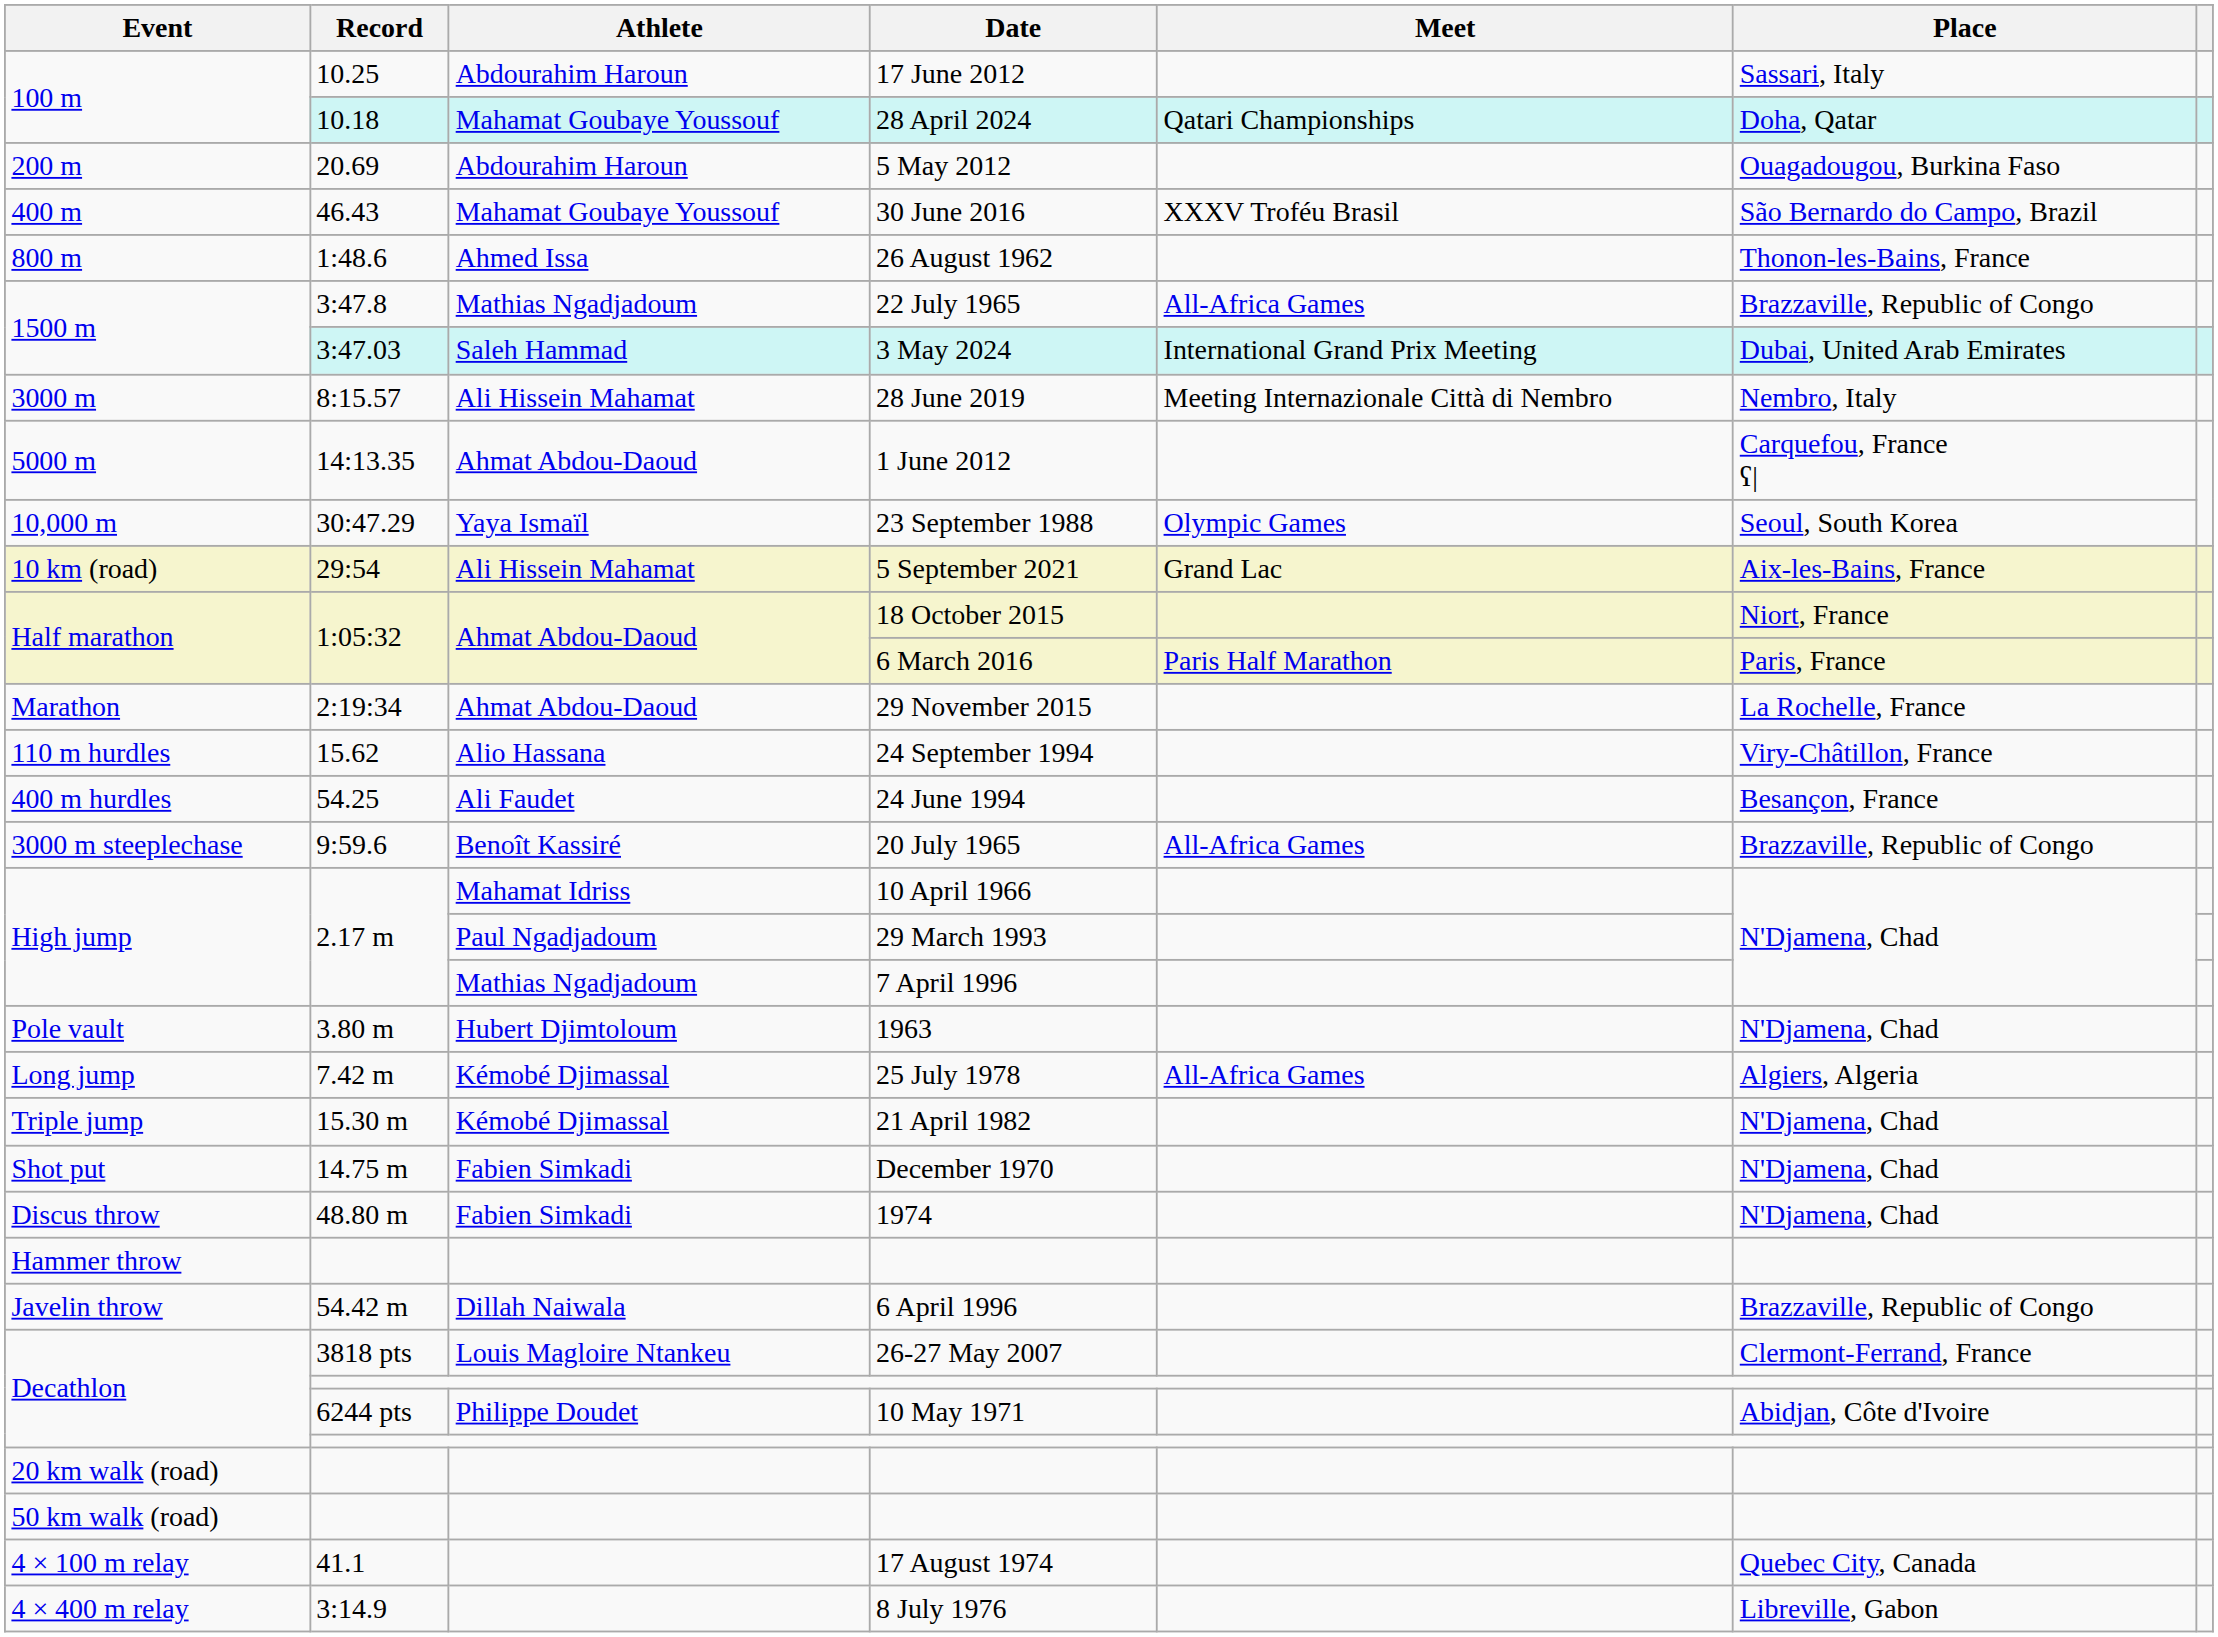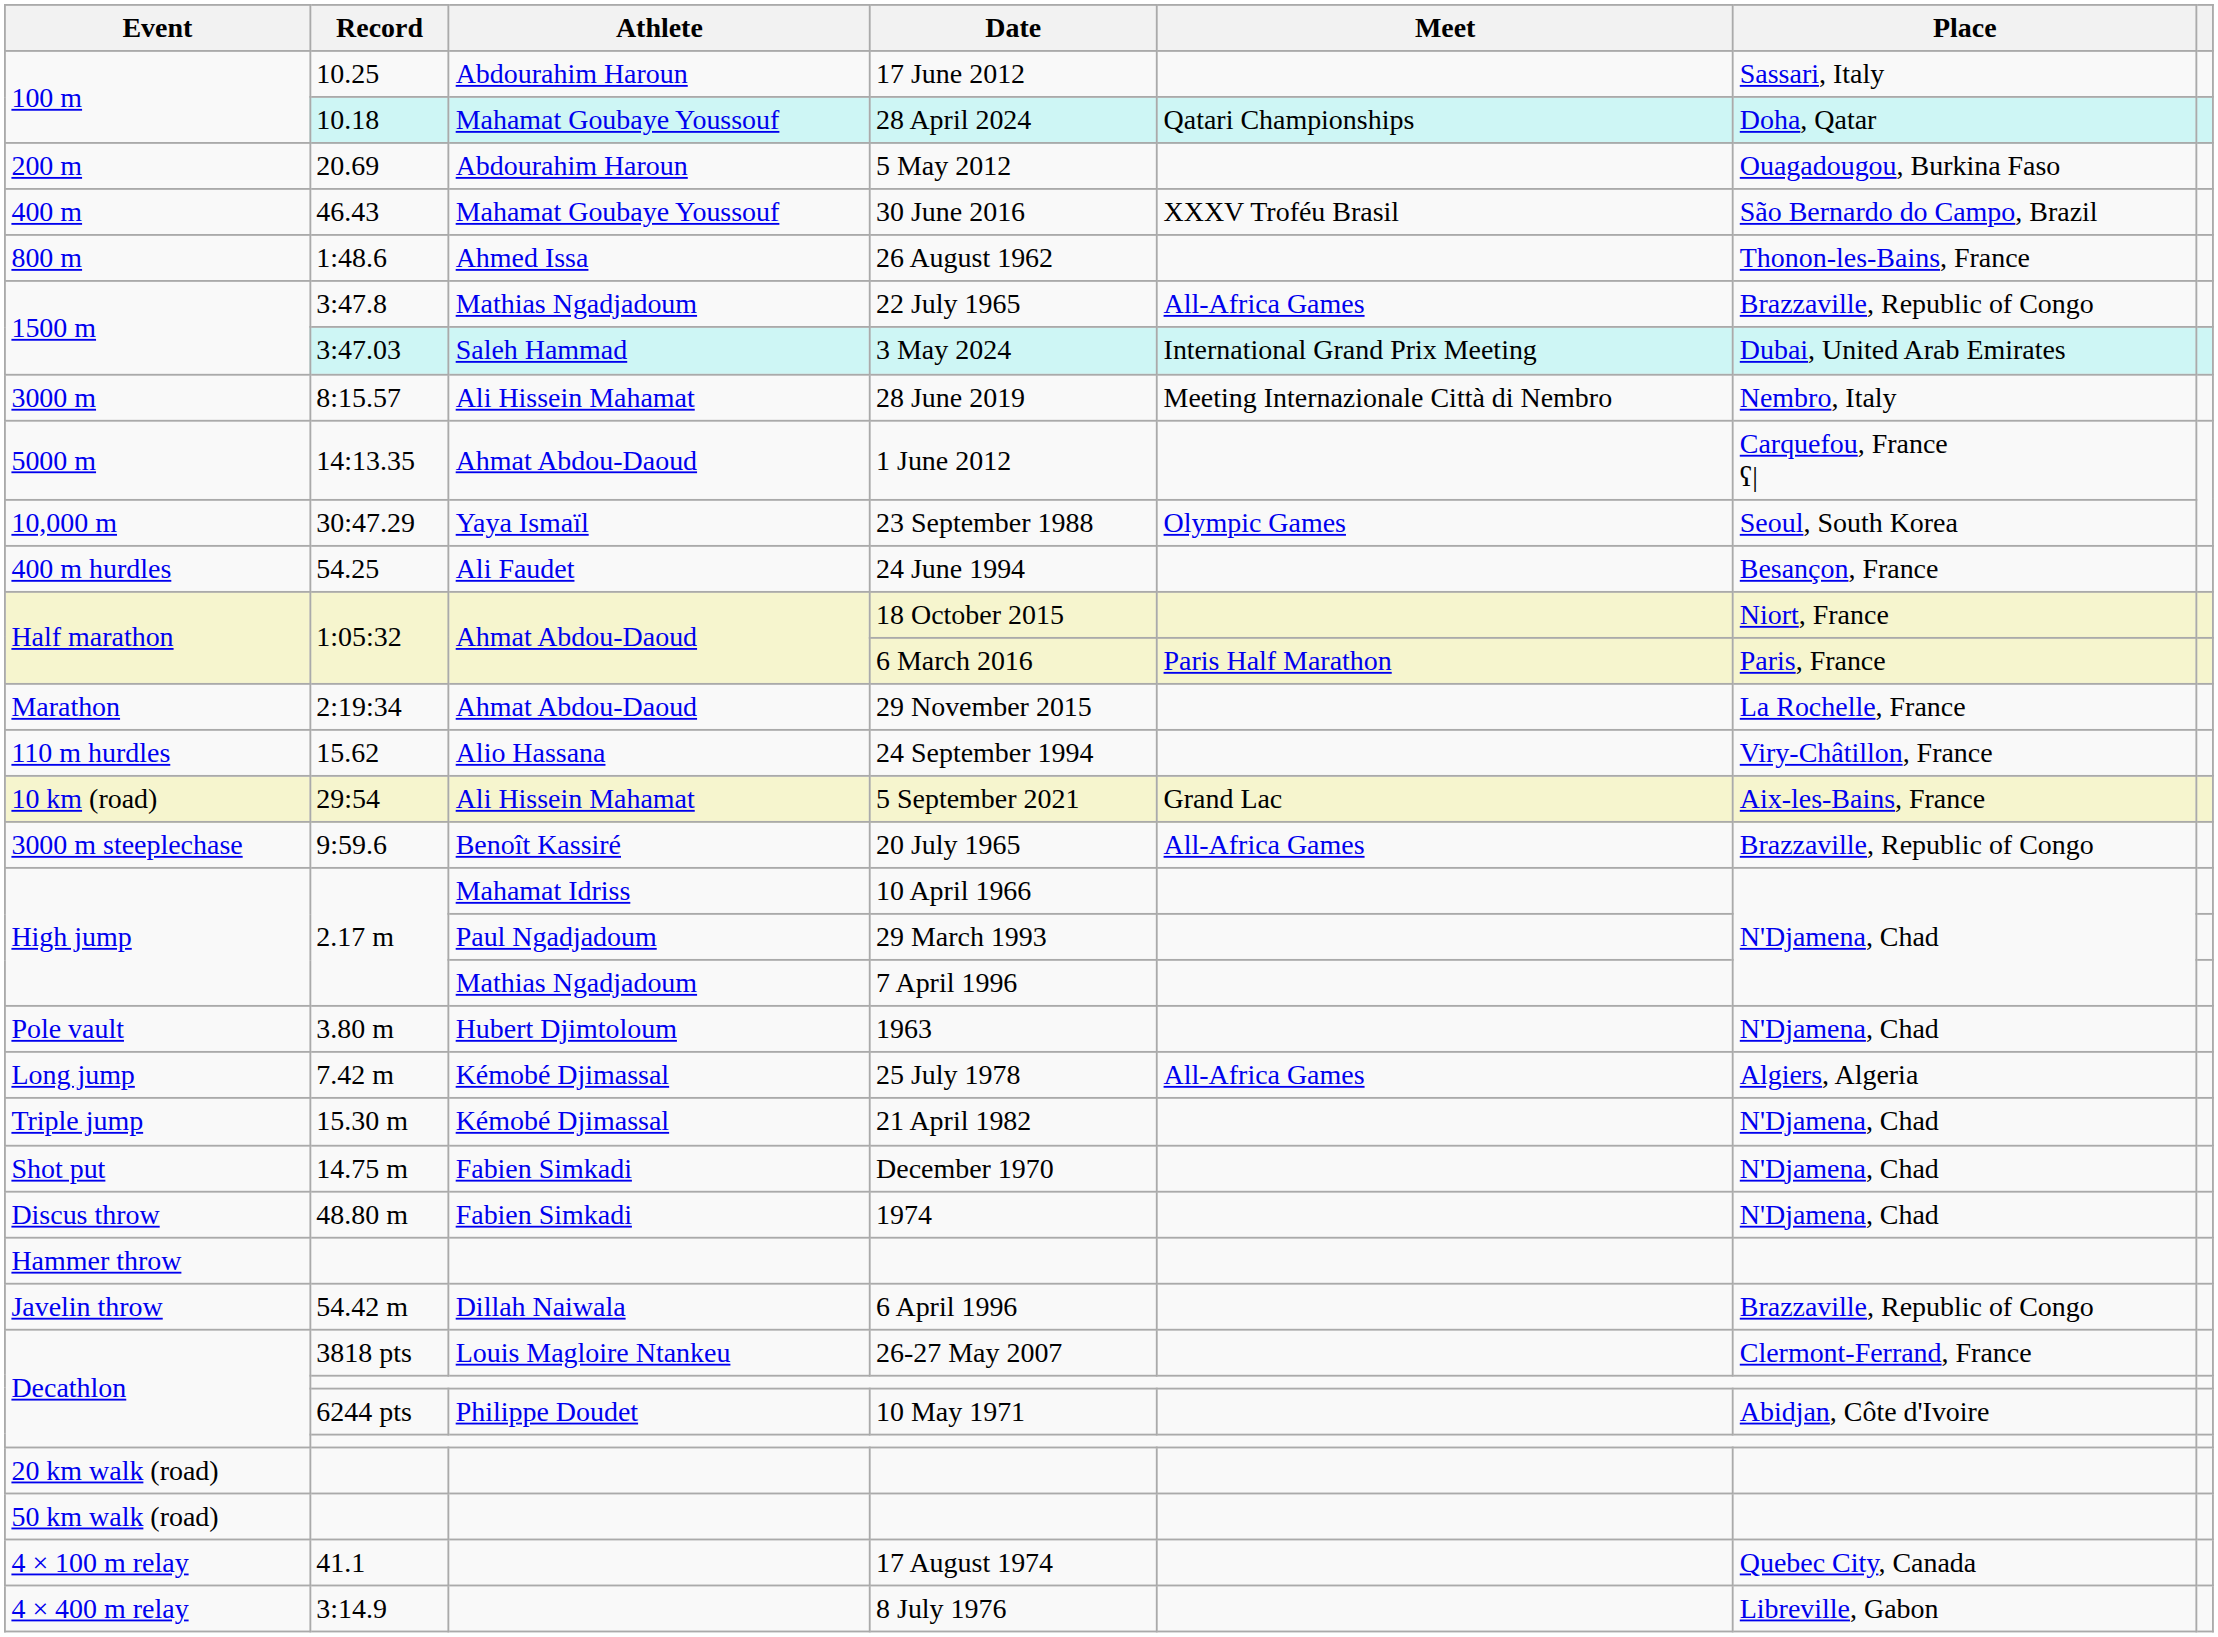rows swapped: (84, 568) <-> (91, 798)
